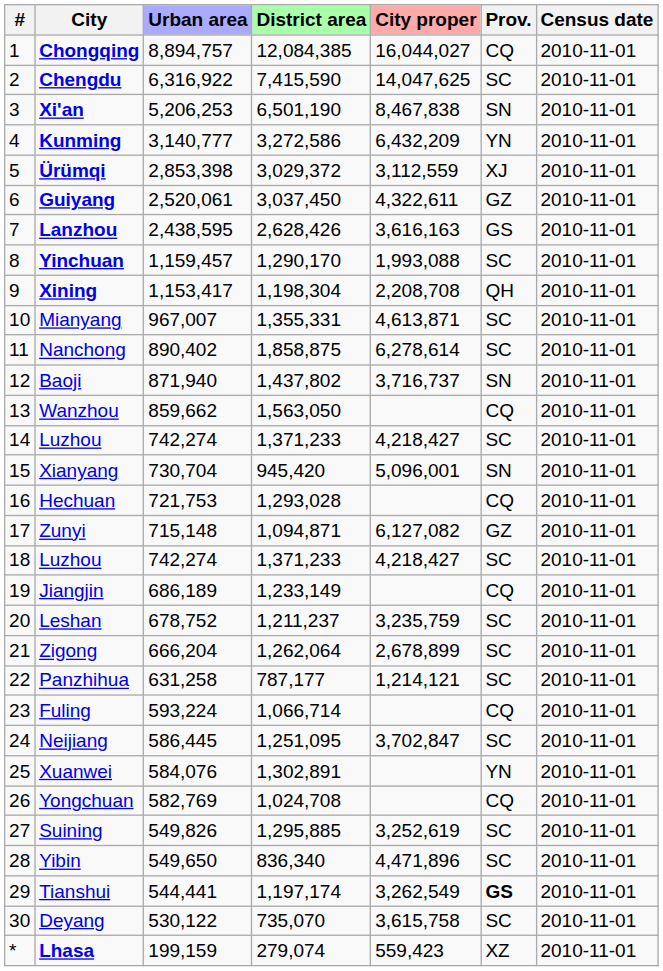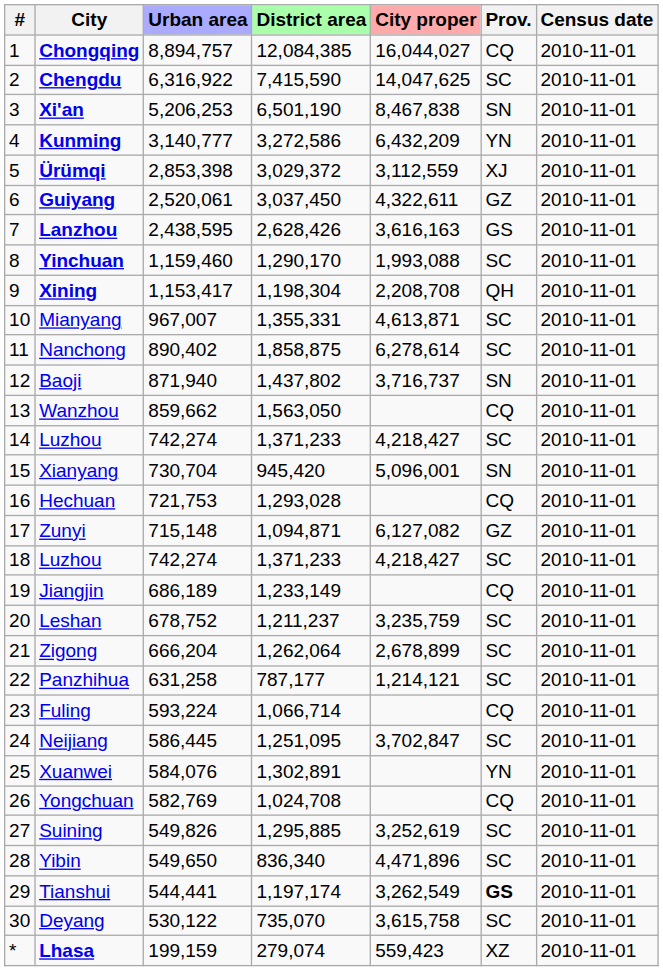(191, 260) 1,159,457 -> (191, 260) 1,159,460
